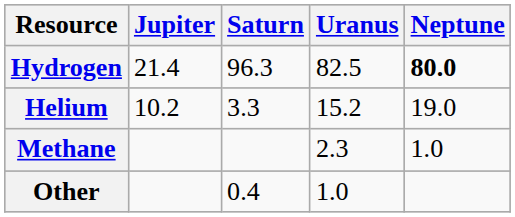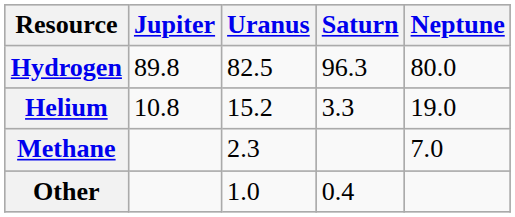columns swapped: (266, 25) <-> (357, 25)
(157, 66) 21.4 -> (157, 66) 89.8
(433, 66) bold -> (433, 66) normal
(157, 107) 10.2 -> (157, 107) 10.8
(427, 149) 1.0 -> (427, 149) 7.0
